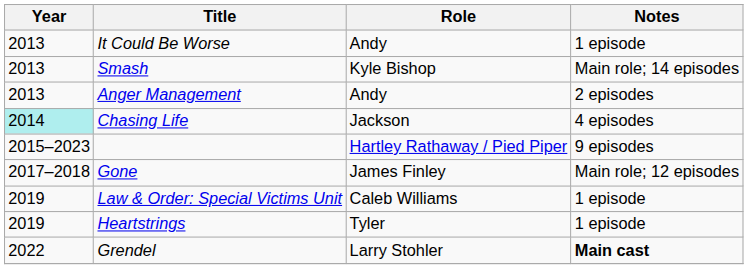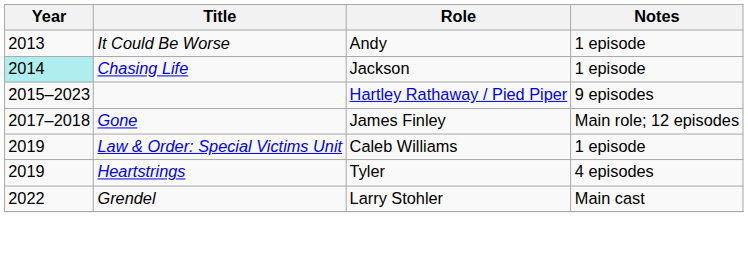- row: (123, 69)
- row: (169, 95)
(614, 120) 4 episodes -> (610, 69) 1 episode
(610, 224) 1 episode -> (614, 172) 4 episodes
(612, 250) bold -> (610, 198) normal
